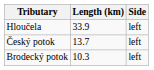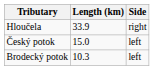(135, 27) left -> (137, 27) right
(81, 42) 13.7 -> (81, 42) 15.0
